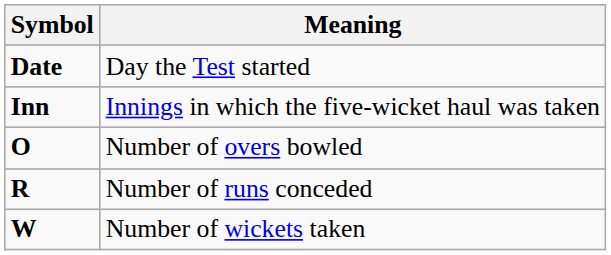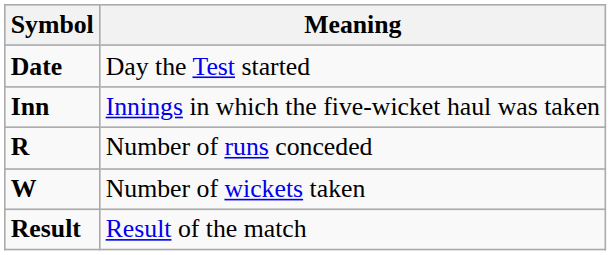- row: (21, 147)
+ row: (46, 229)
